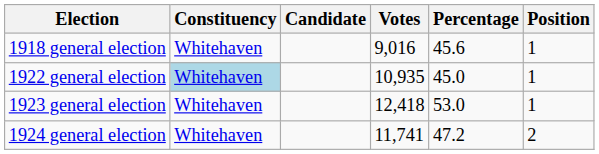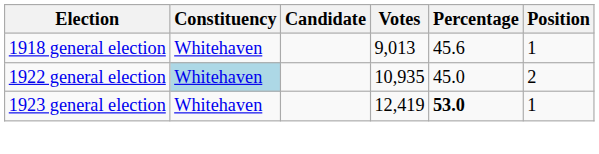(395, 47) 9,016 -> (395, 47) 9,013
(532, 76) 1 -> (532, 76) 2
(400, 105) 12,418 -> (400, 105) 12,419
(449, 105) normal -> (449, 105) bold
- row: (87, 134)
